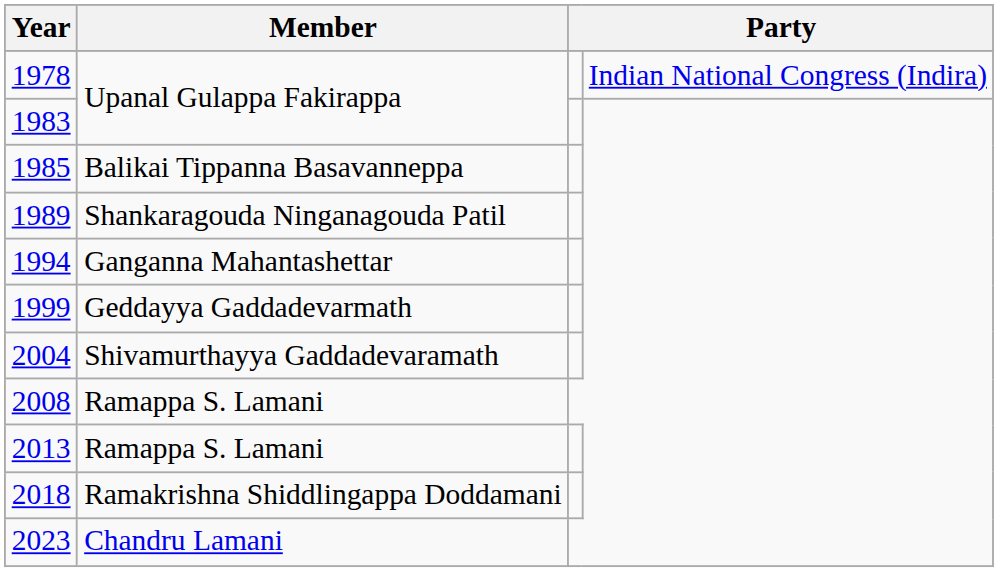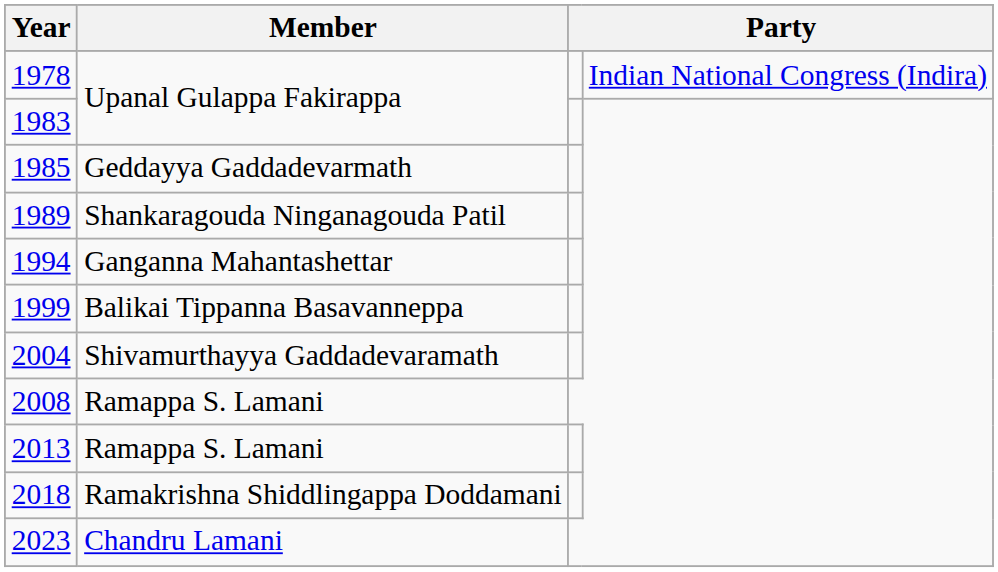(274, 167) Balikai Tippanna Basavanneppa -> (248, 167) Geddayya Gaddadevarmath
(248, 307) Geddayya Gaddadevarmath -> (274, 307) Balikai Tippanna Basavanneppa
